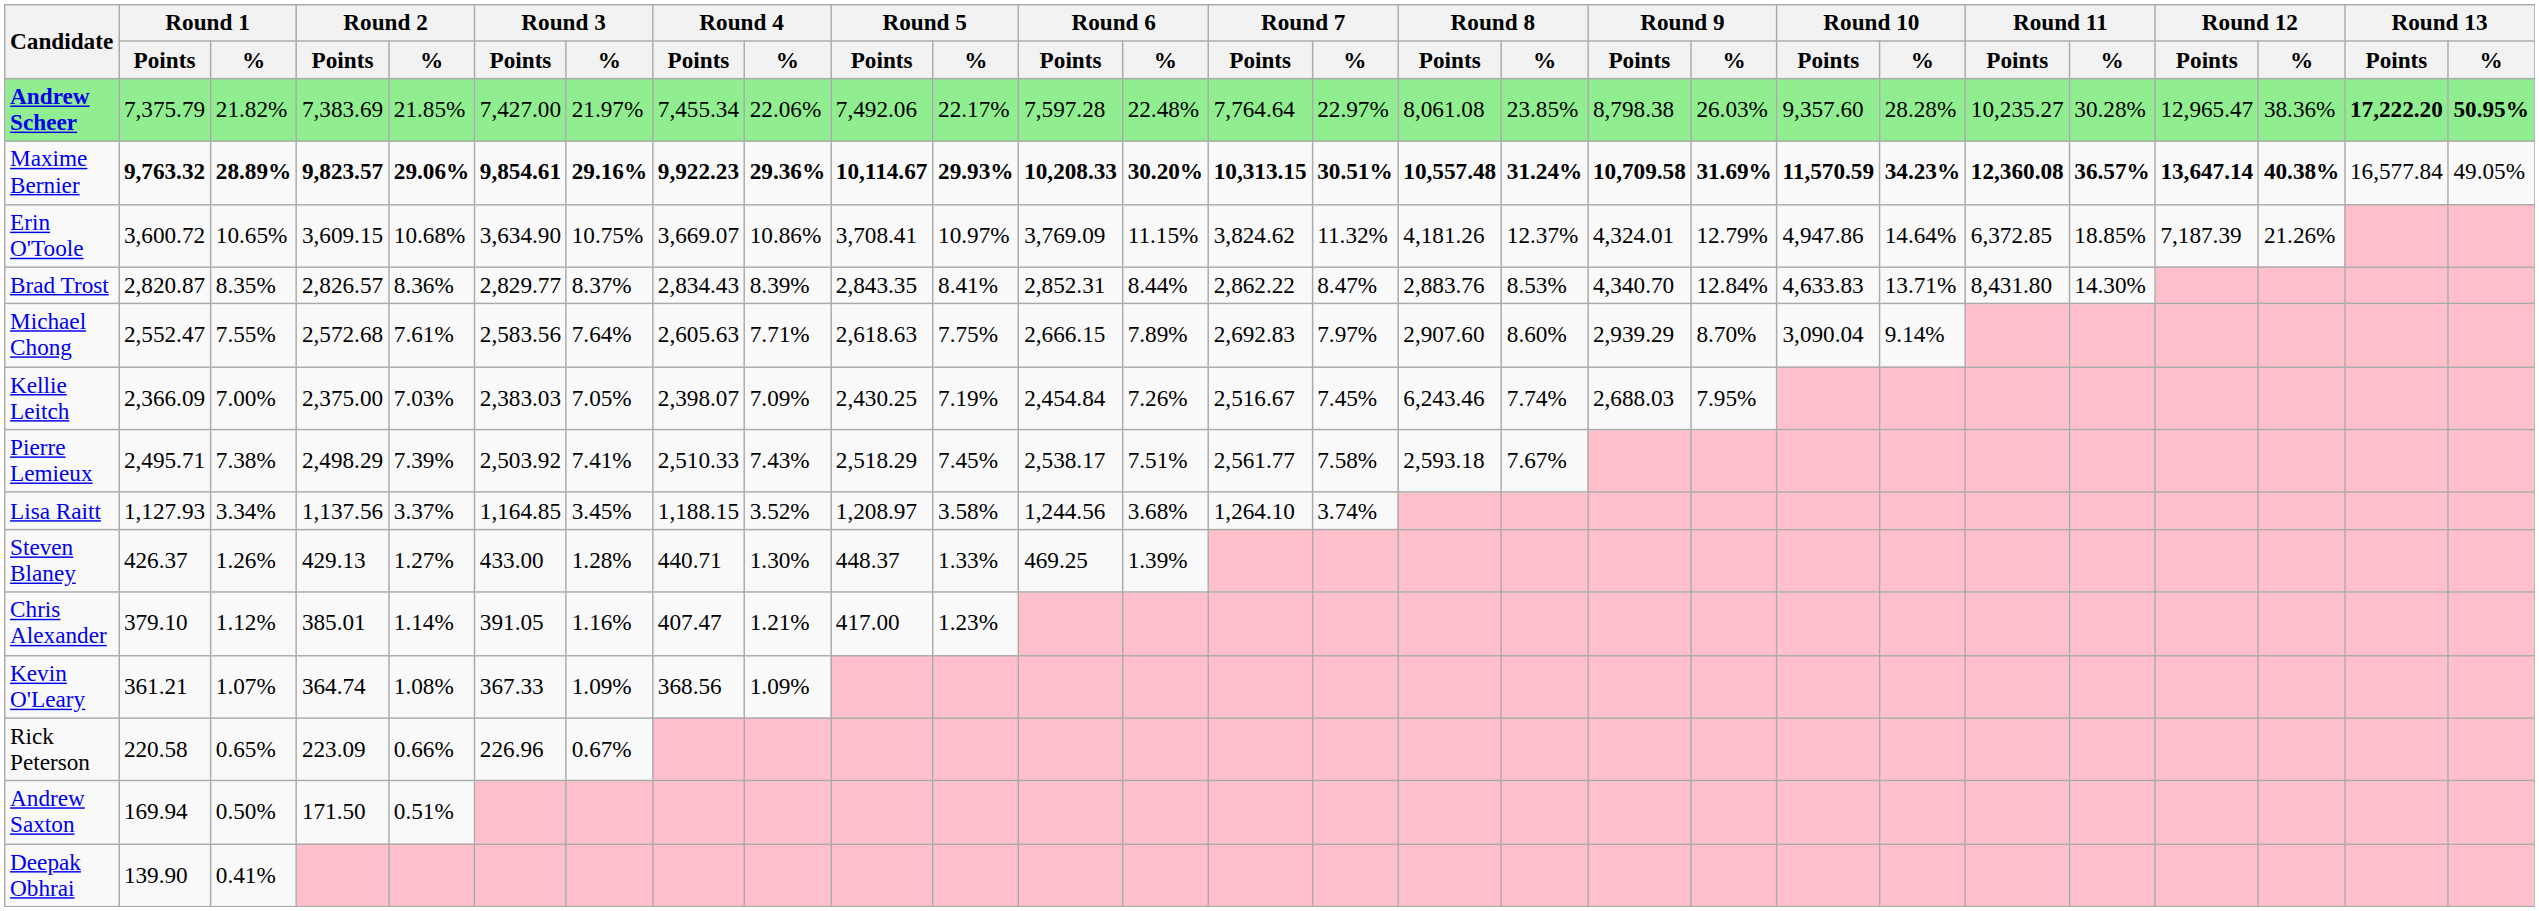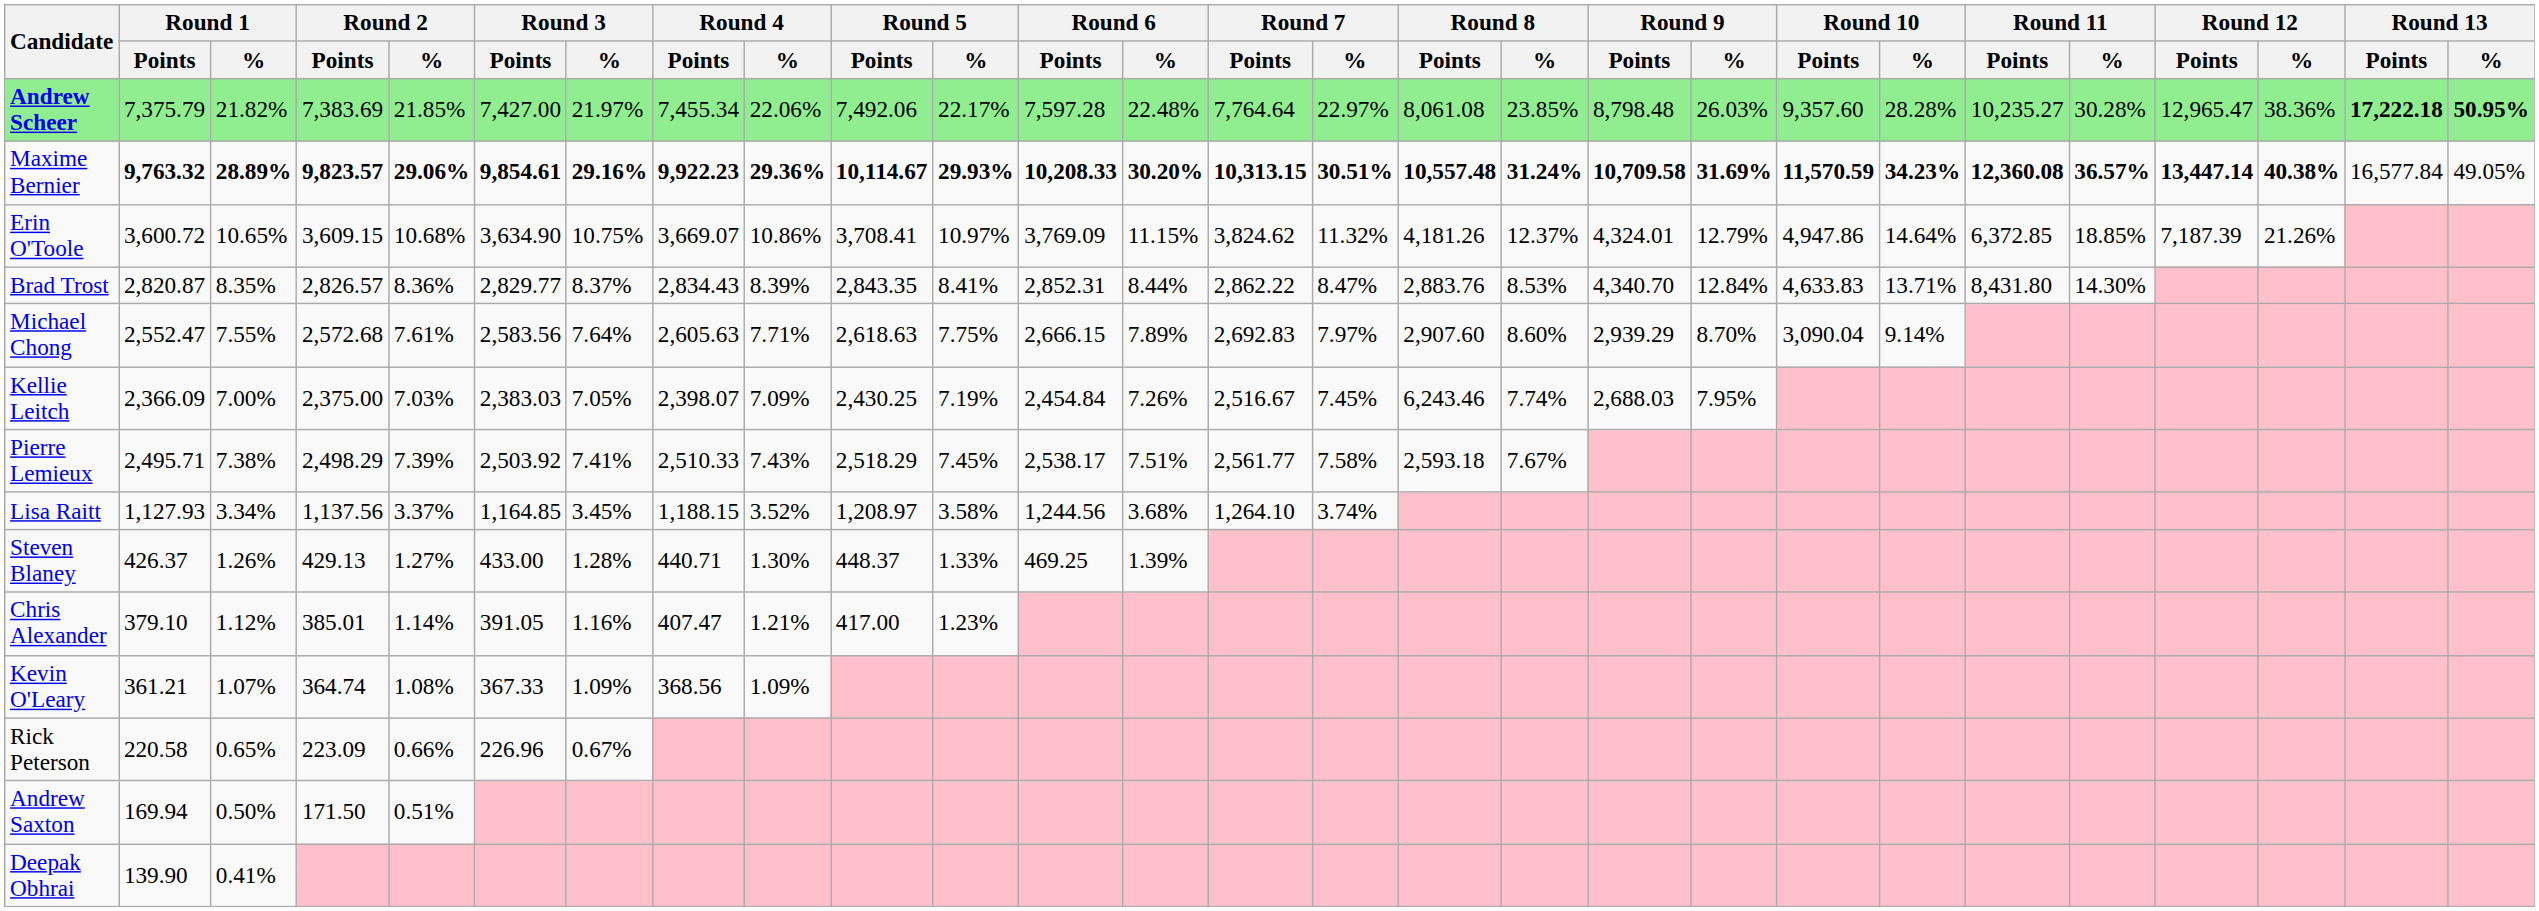(1634, 109) 8,798.38 -> (1634, 109) 8,798.48
(2396, 109) 17,222.20 -> (2396, 109) 17,222.18
(2207, 172) 13,647.14 -> (2207, 172) 13,447.14
